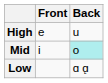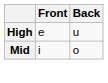(76, 50) paleturquoise background -> (76, 50) no background
- row: (20, 68)
